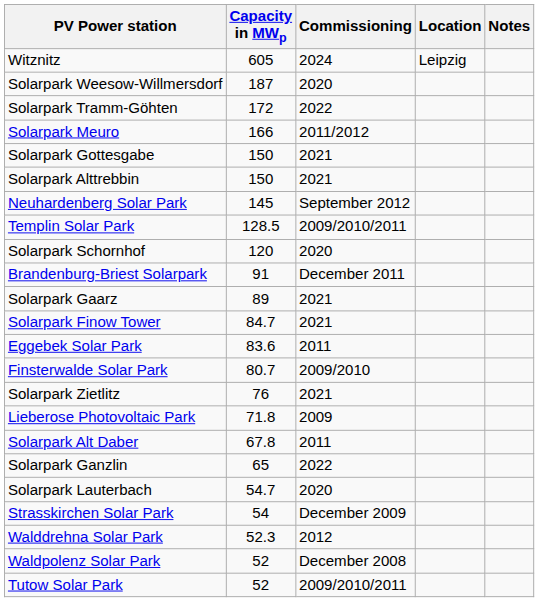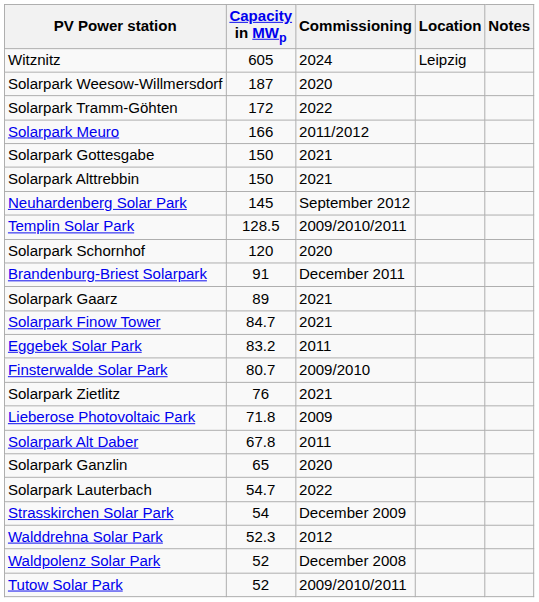(261, 346) 83.6 -> (261, 346) 83.2
(316, 465) 2022 -> (316, 465) 2020
(316, 489) 2020 -> (316, 489) 2022
